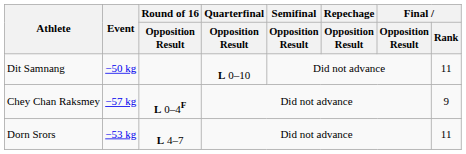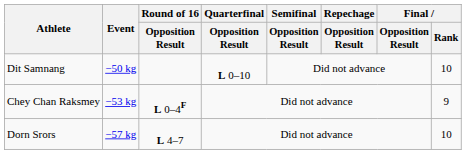(446, 68) 11 -> (446, 68) 10
(121, 101) −57 kg -> (121, 101) −53 kg
(121, 133) −53 kg -> (121, 133) −57 kg
(446, 133) 11 -> (446, 133) 10
